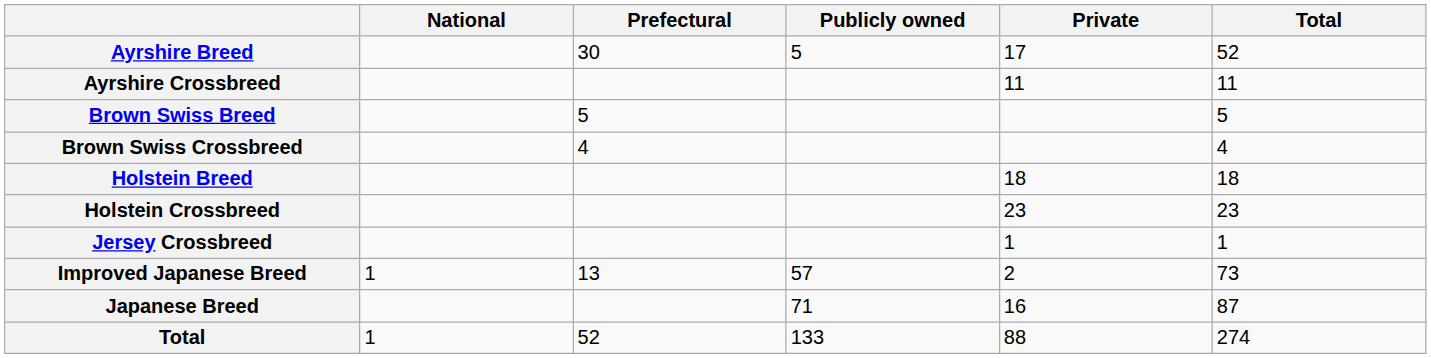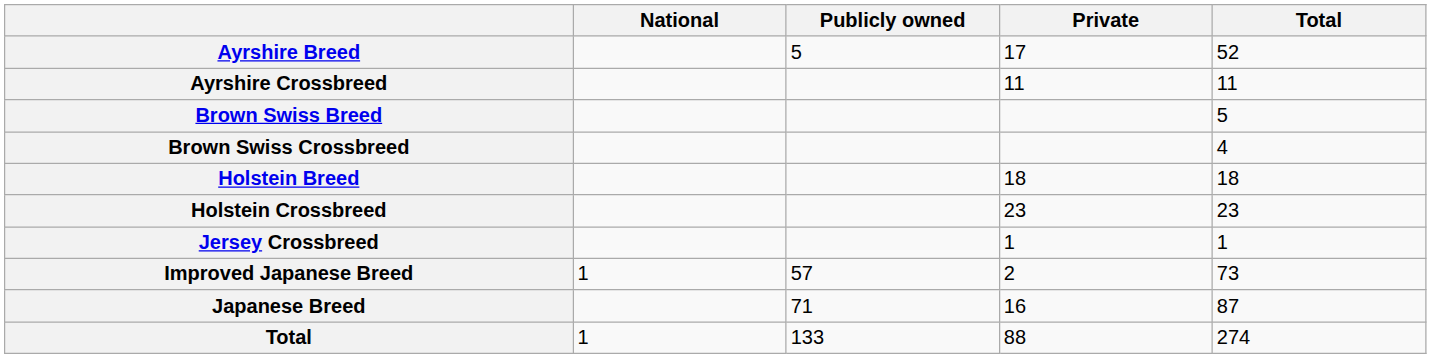- column: (679, 20)
